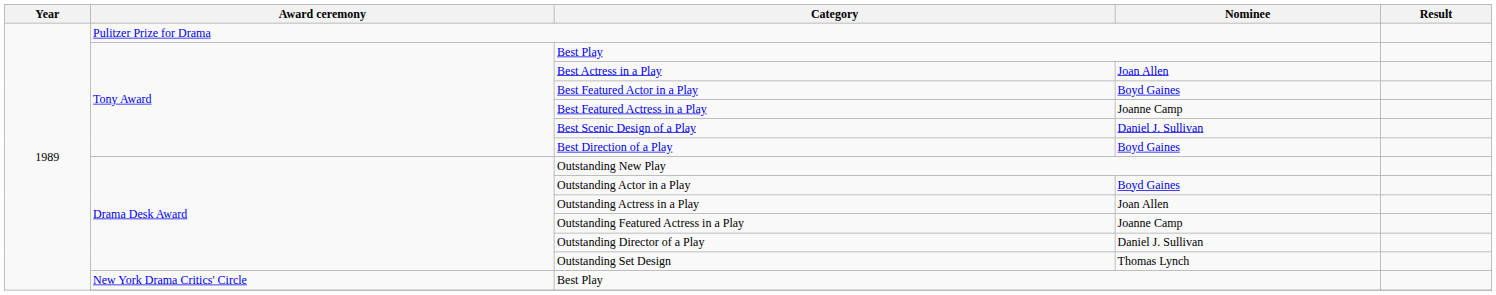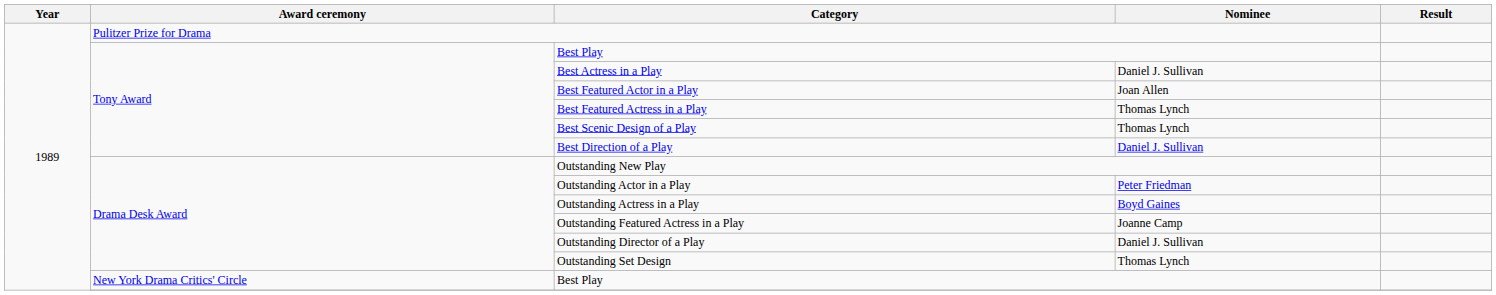(1143, 71) Joan Allen -> (1160, 71) Daniel J. Sullivan
(1149, 90) Boyd Gaines -> (1143, 90) Joan Allen
(1150, 109) Joanne Camp -> (1153, 109) Thomas Lynch
(1160, 128) Daniel J. Sullivan -> (1153, 128) Thomas Lynch
(1149, 147) Boyd Gaines -> (1160, 147) Daniel J. Sullivan
(1149, 185) Boyd Gaines -> (1154, 185) Peter Friedman
(1143, 204) Joan Allen -> (1149, 204) Boyd Gaines
